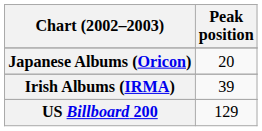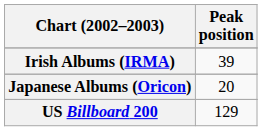rows swapped: (100, 86) <-> (100, 61)
